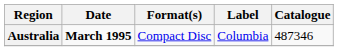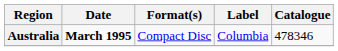(294, 35) 487346 -> (294, 35) 478346
